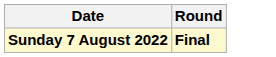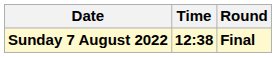+ column: (194, 16)
